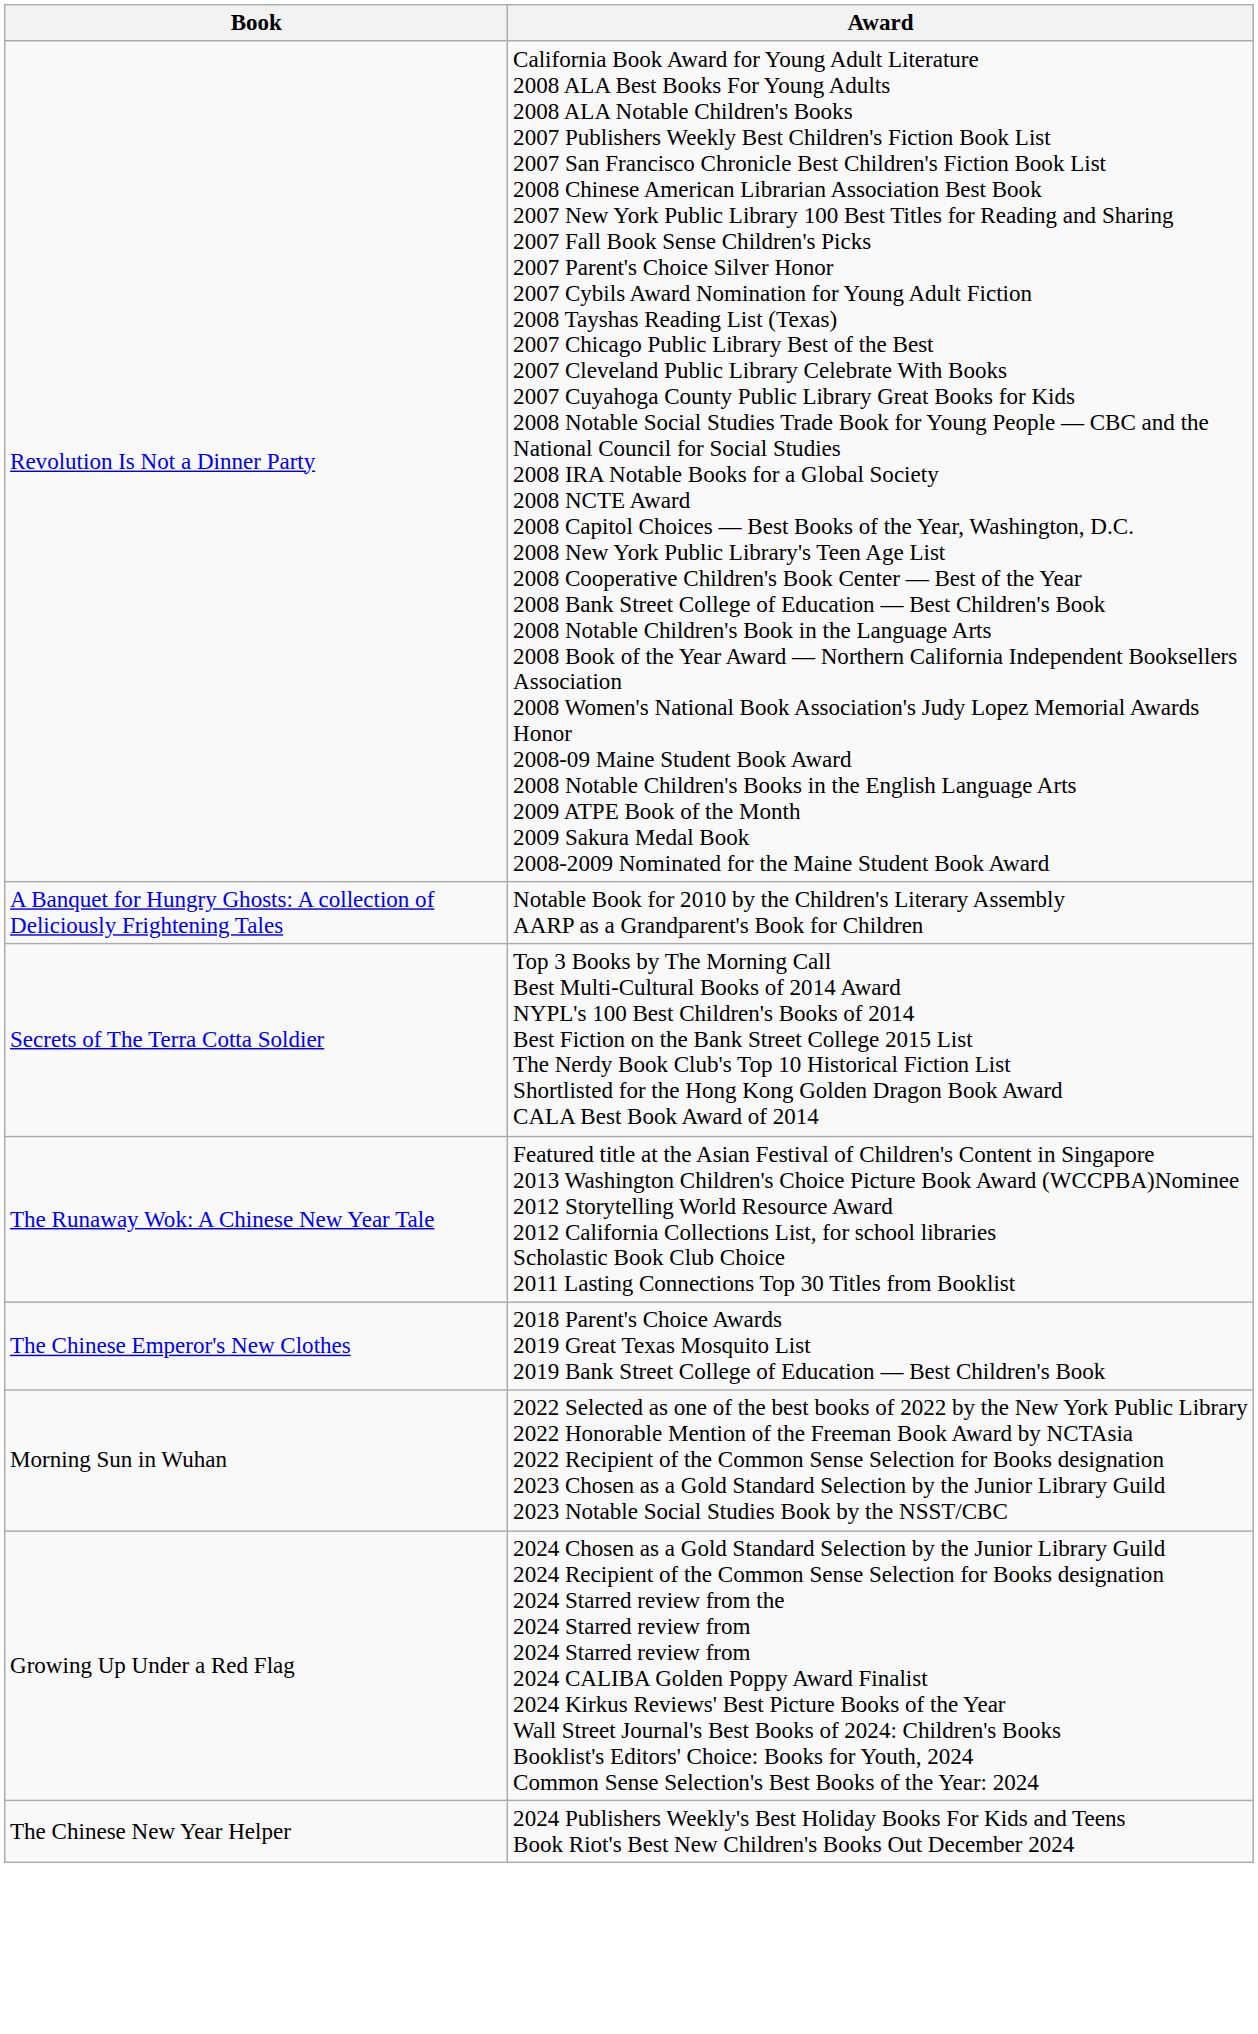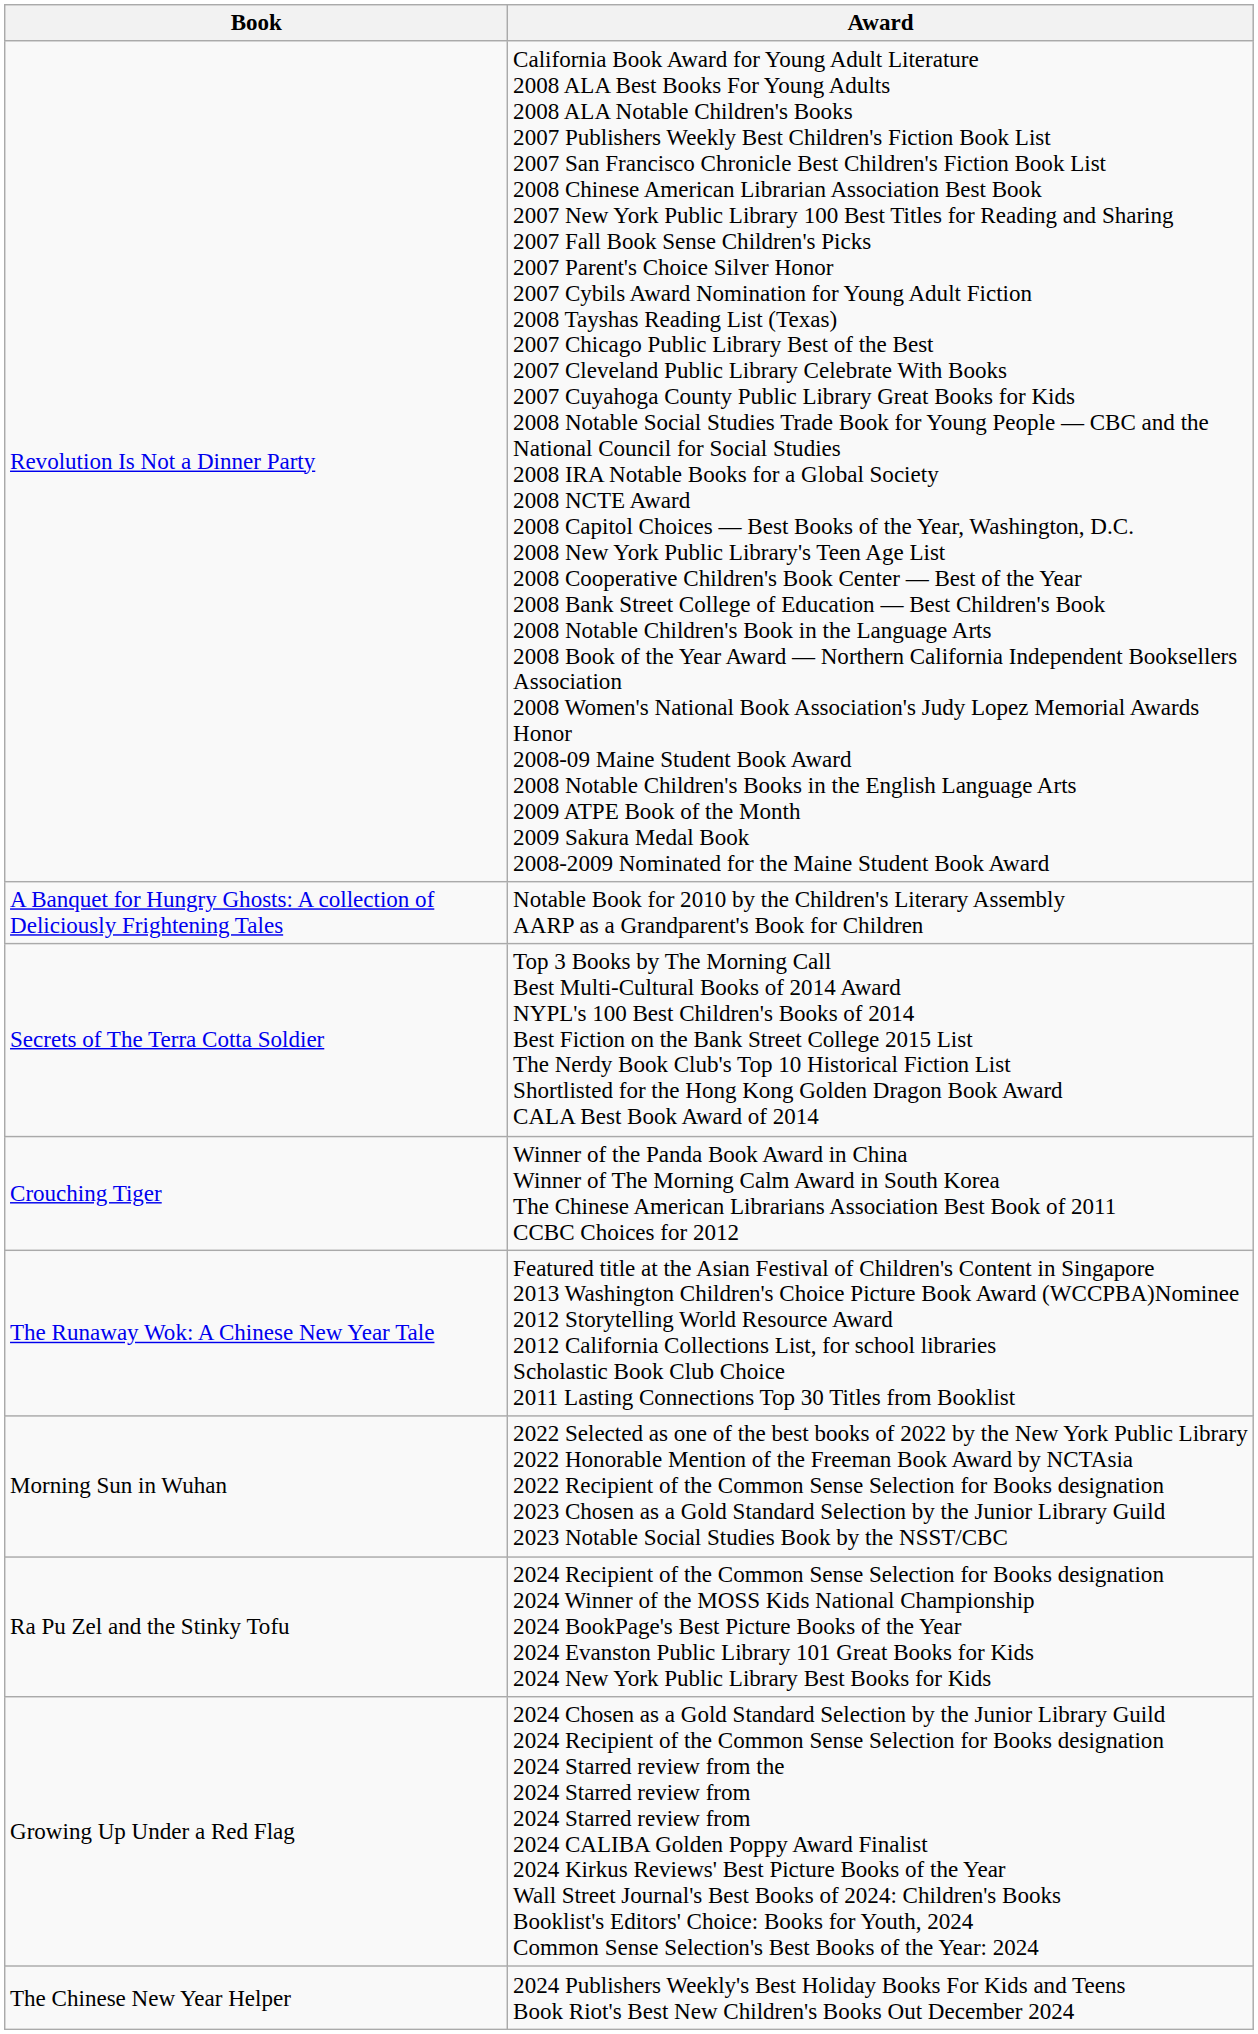+ row: (86, 1192)
- row: (180, 1345)
+ row: (150, 1626)
